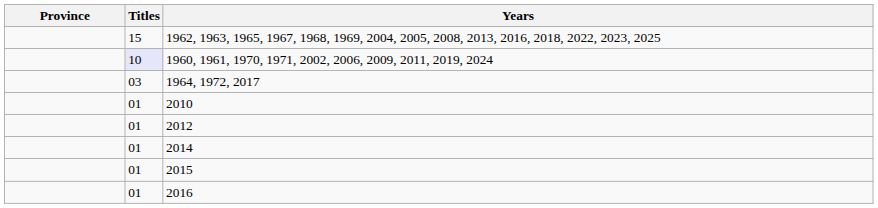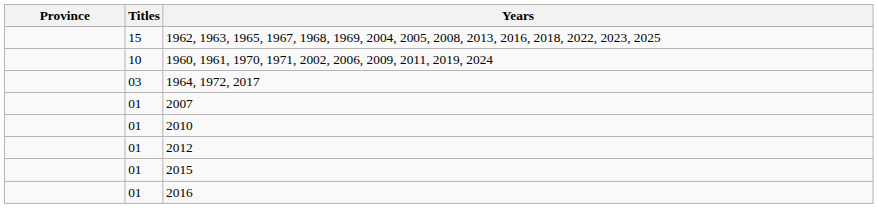(135, 59) lavender background -> (135, 59) no background
+ row: (179, 103)
- row: (179, 148)
